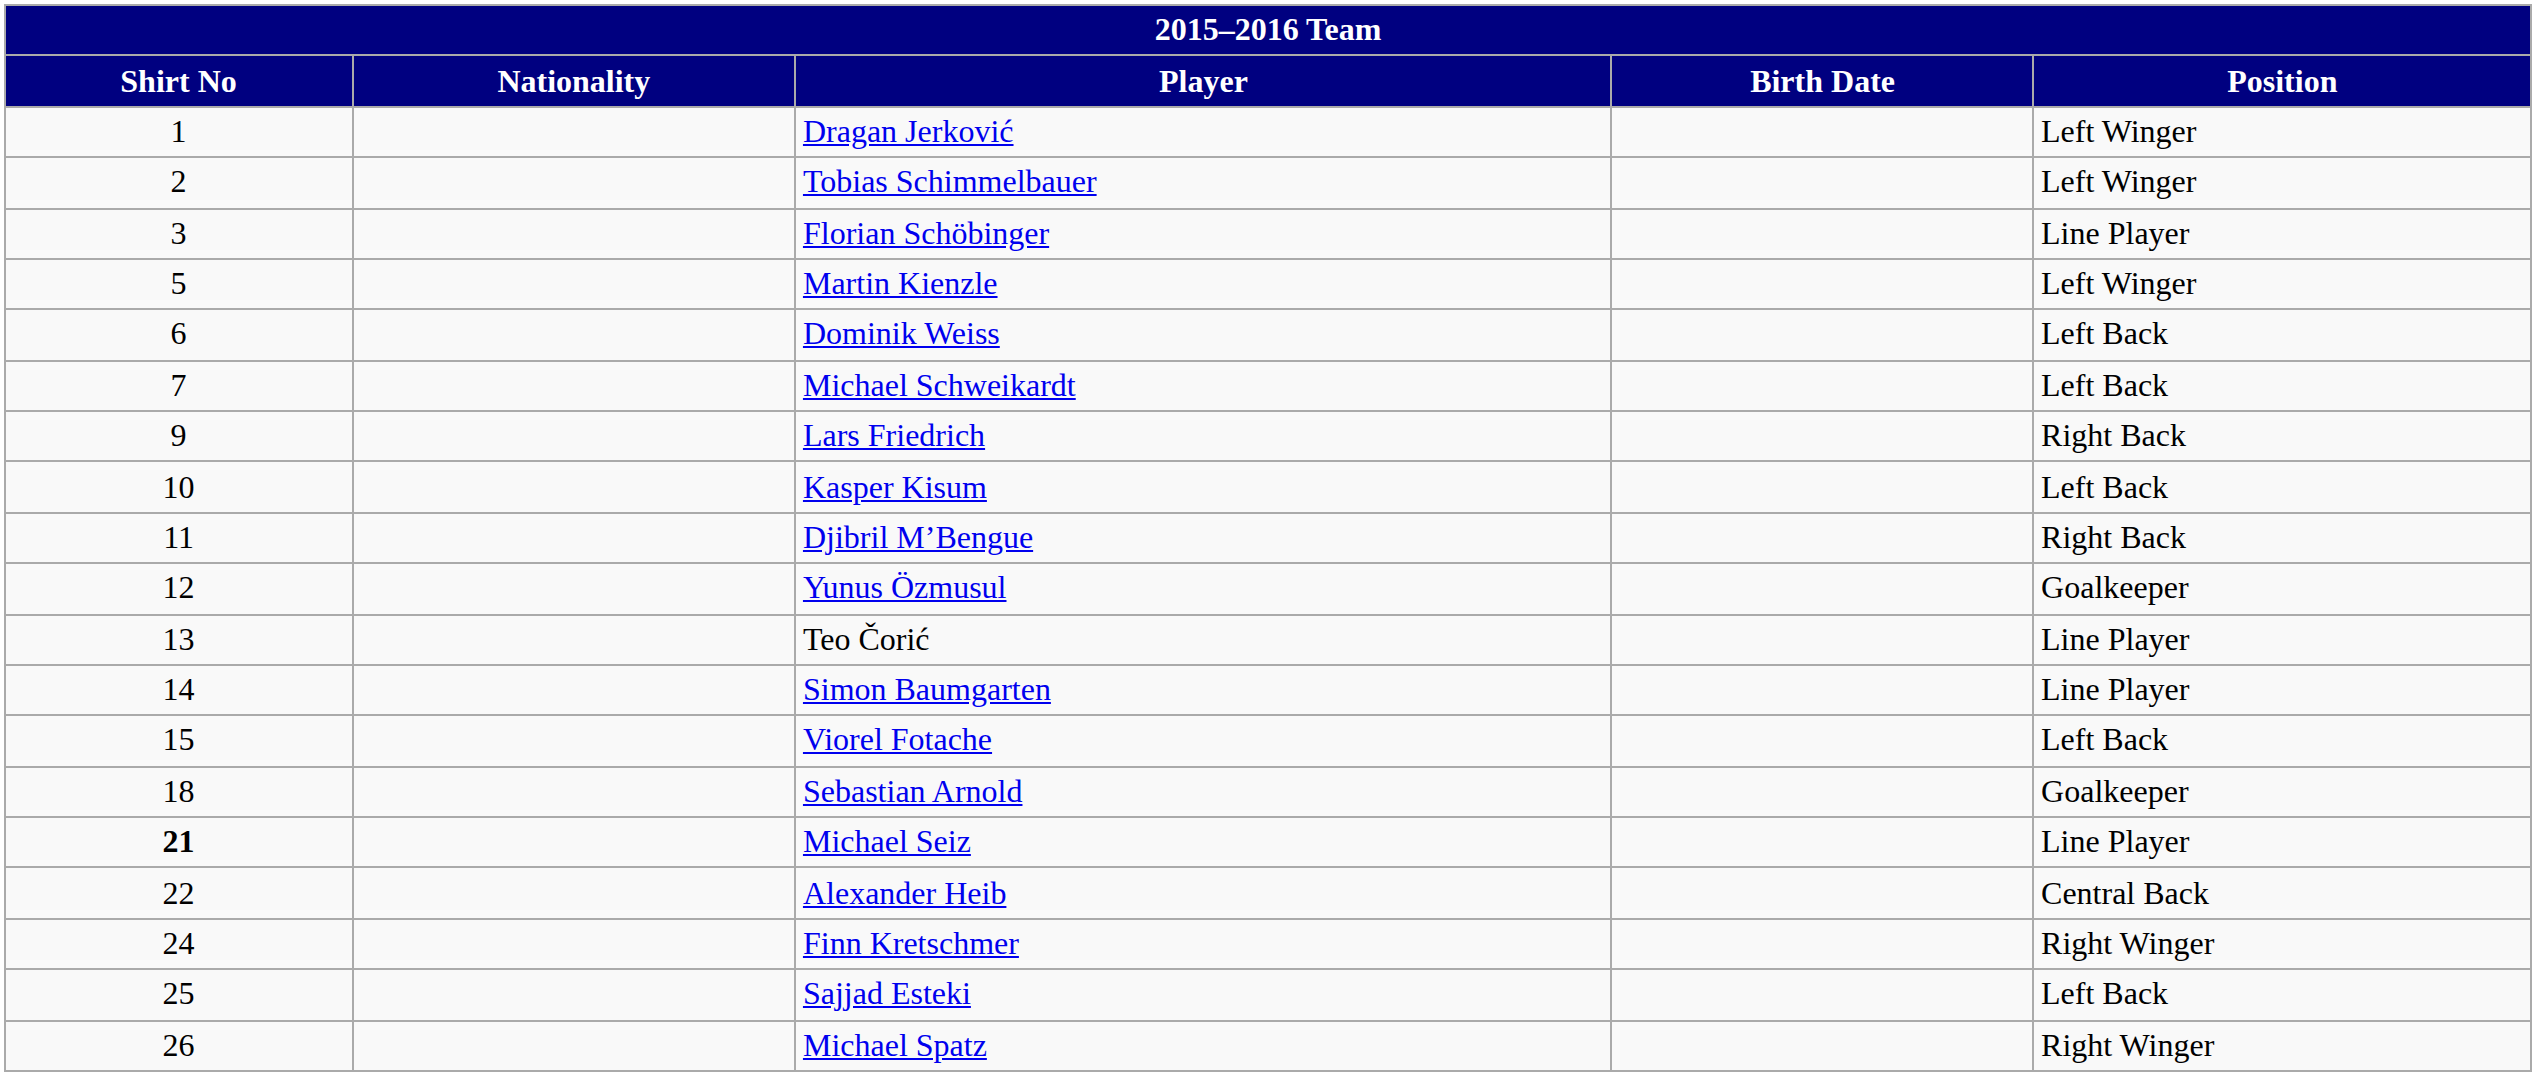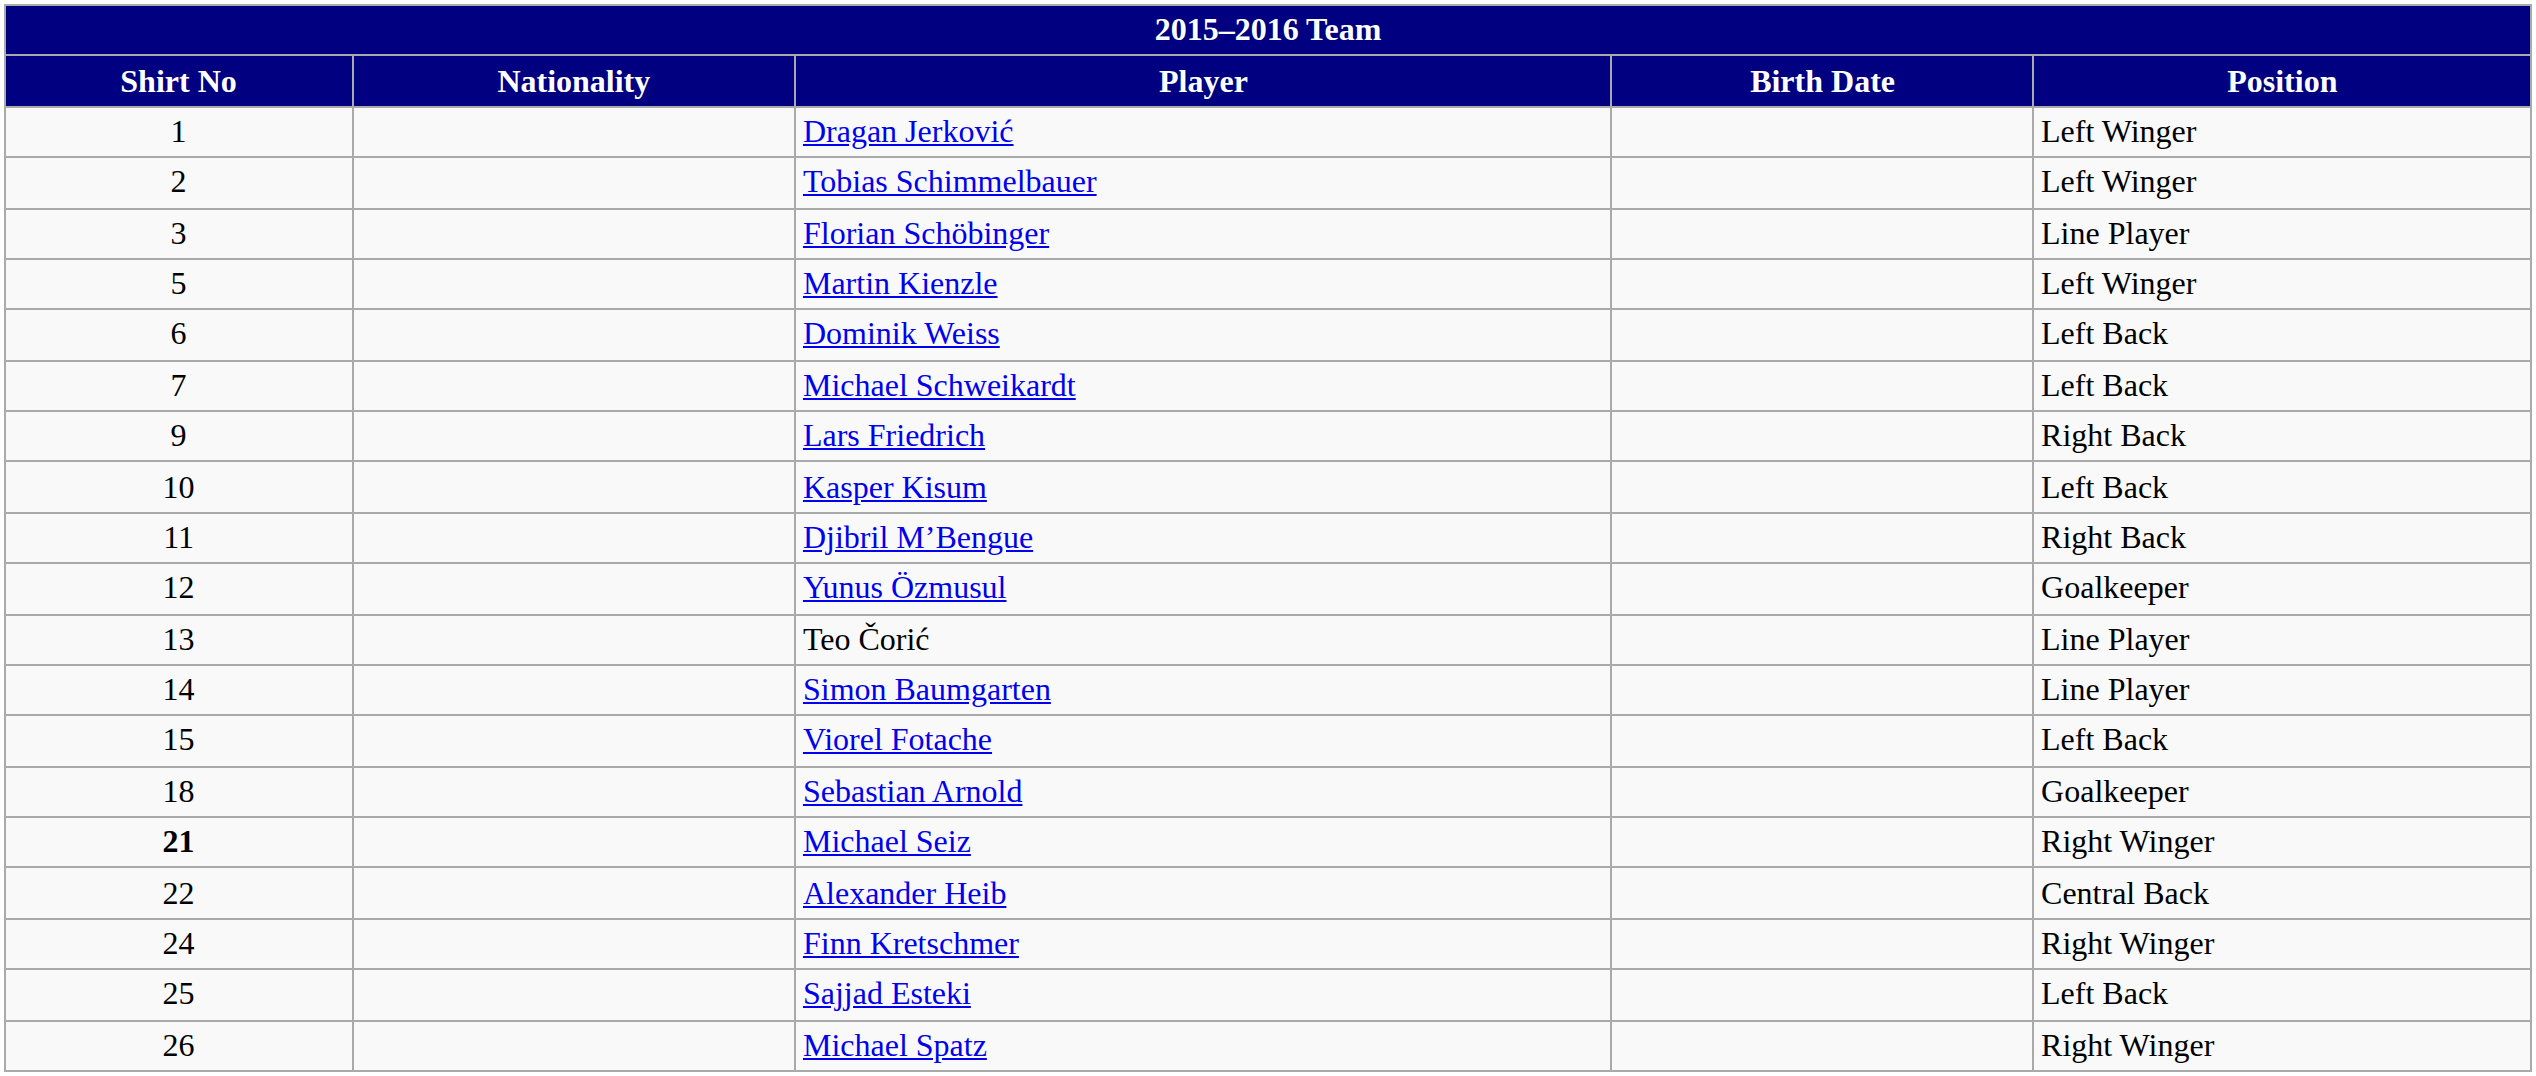(2115, 841) Line Player -> (2128, 841) Right Winger
